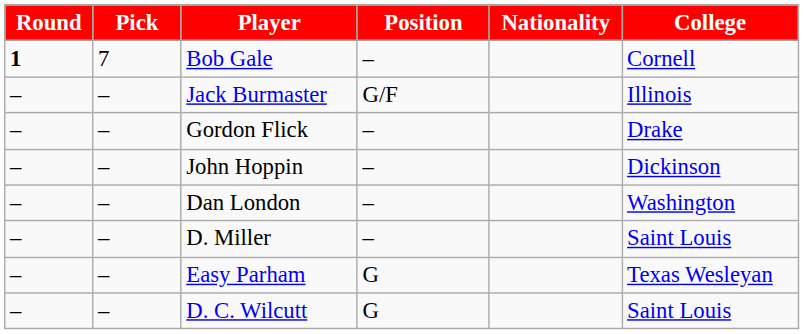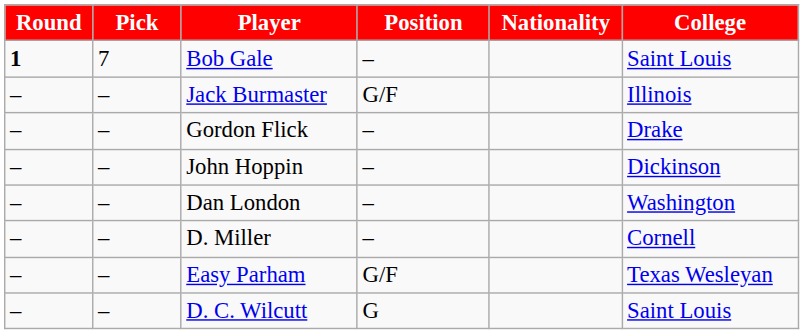(661, 58) Cornell -> (679, 58) Saint Louis
(679, 238) Saint Louis -> (661, 238) Cornell
(371, 274) G -> (380, 274) G/F
